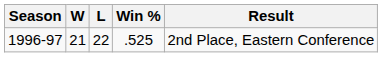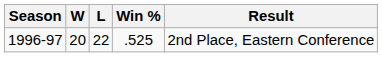(78, 39) 21 -> (78, 39) 20
